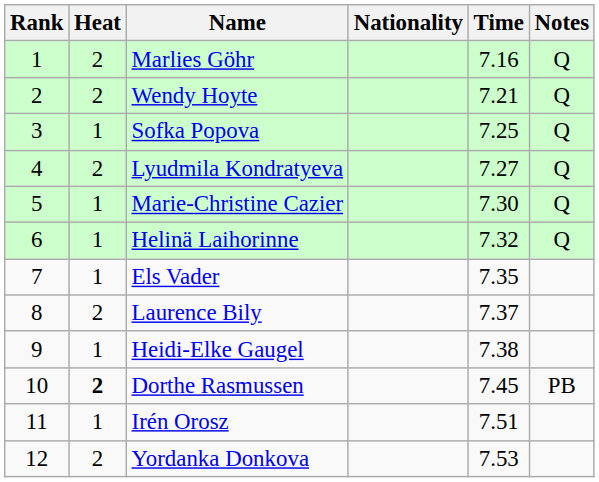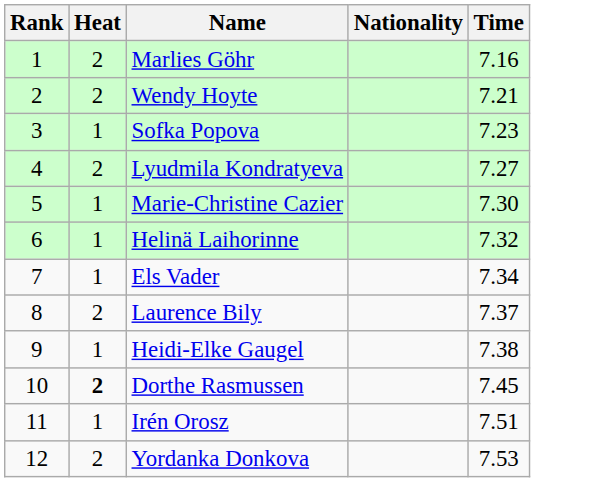- column: (562, 22)
(499, 131) 7.25 -> (499, 131) 7.23
(499, 276) 7.35 -> (499, 276) 7.34
